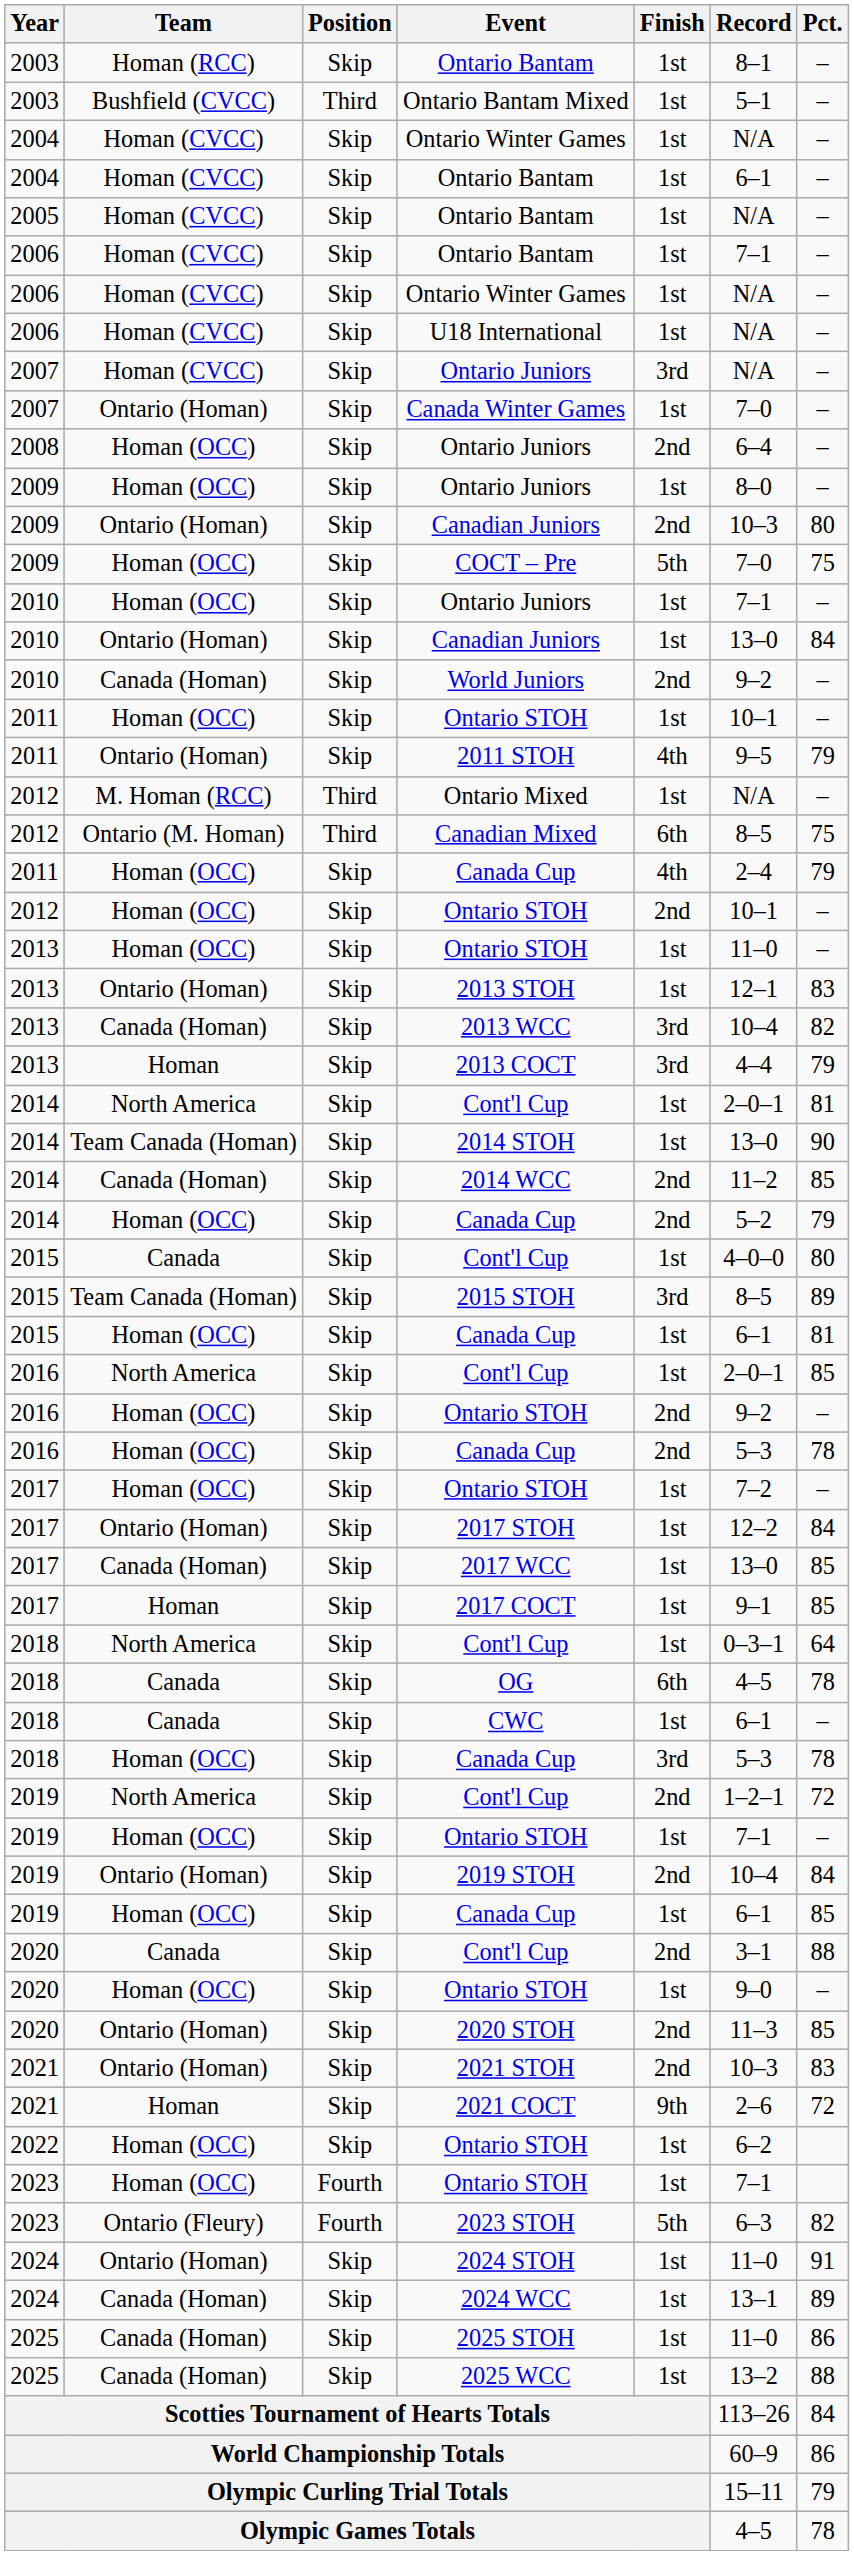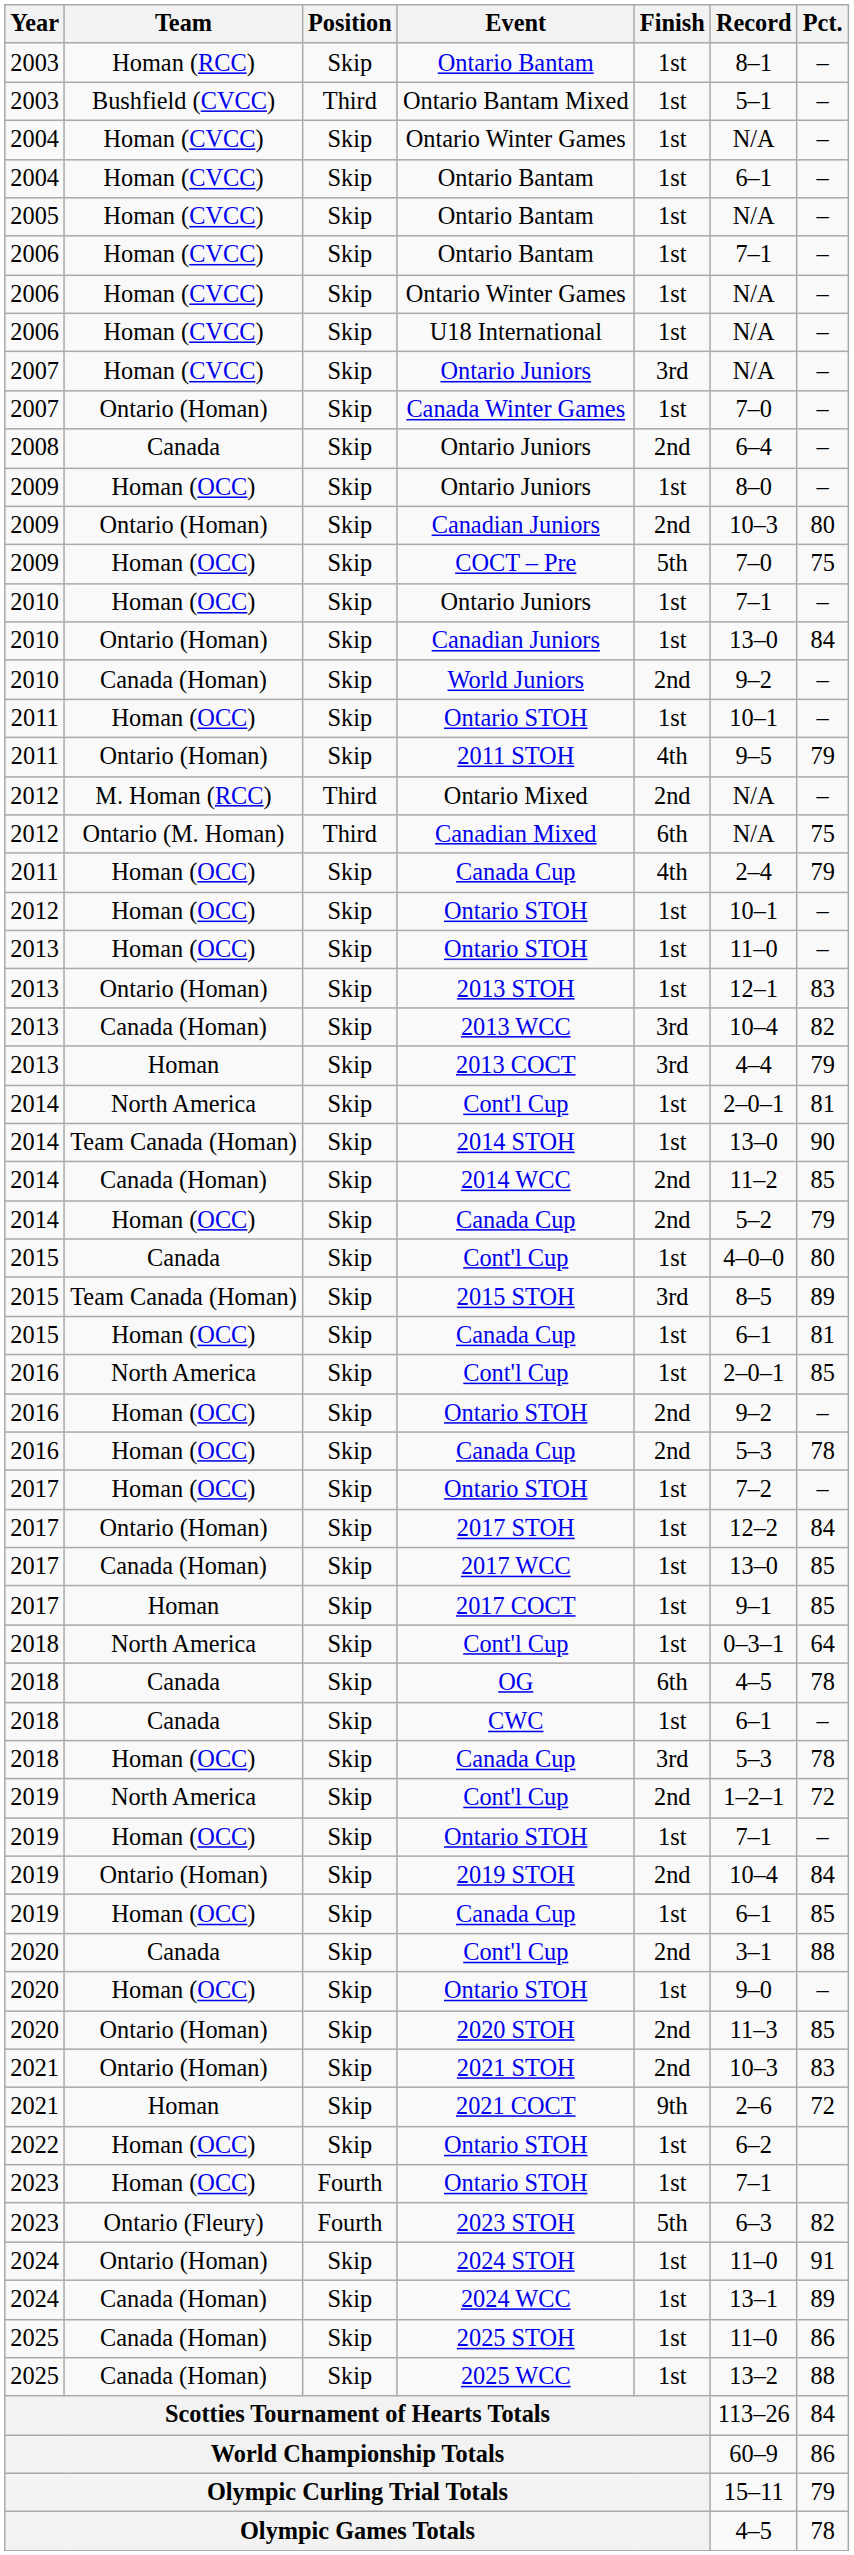(183, 448) Homan (OCC) -> (183, 448) Canada
(672, 795) 1st -> (672, 795) 2nd
(754, 833) 8–5 -> (754, 833) N/A
(672, 910) 2nd -> (672, 910) 1st
